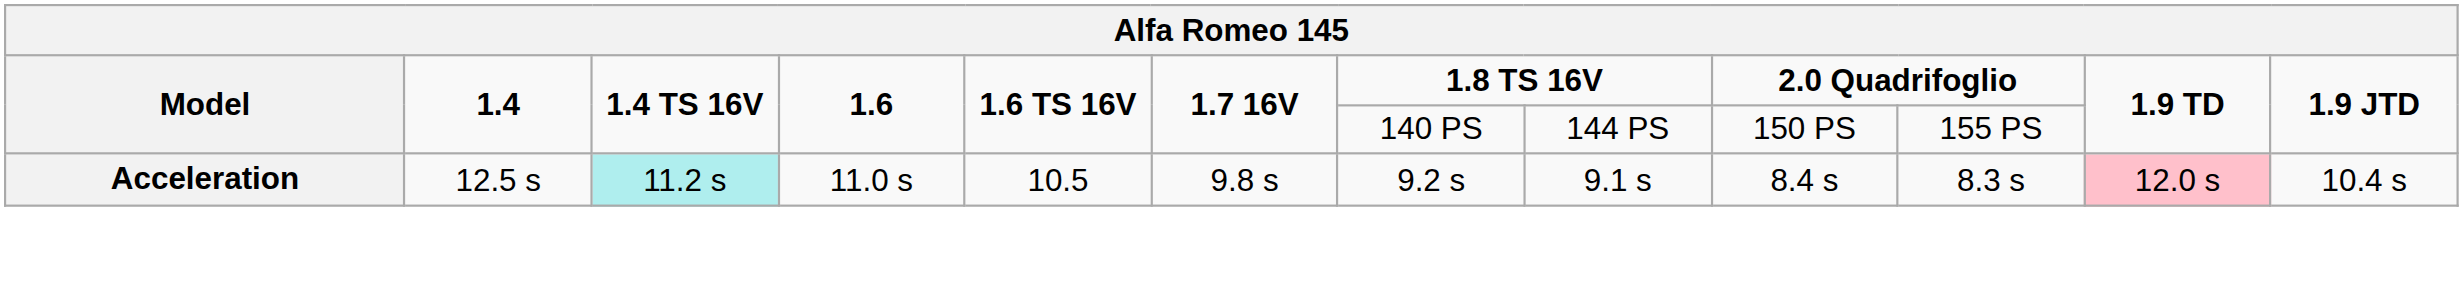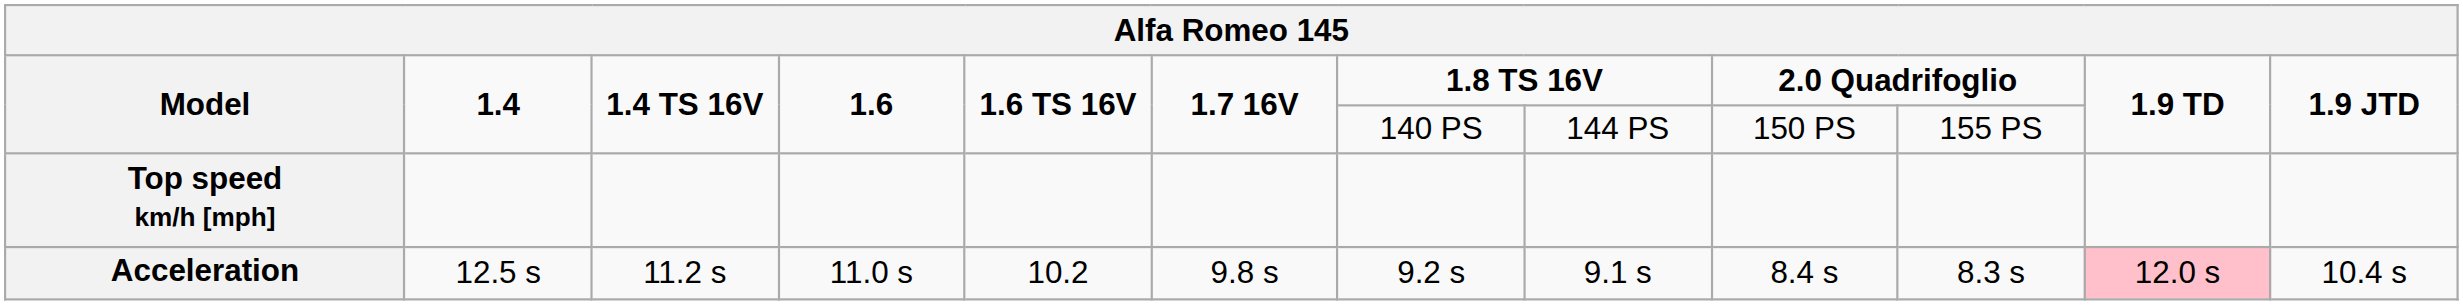+ row: (205, 198)
(685, 180) paleturquoise background -> (685, 273) no background
(1058, 180) 10.5 -> (1058, 273) 10.2
